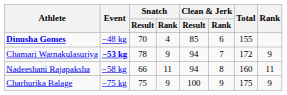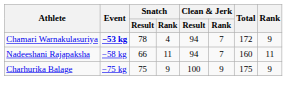- row: (36, 40)
(168, 54) 9 -> (168, 40) 4
(221, 69) 8 -> (221, 54) 7
